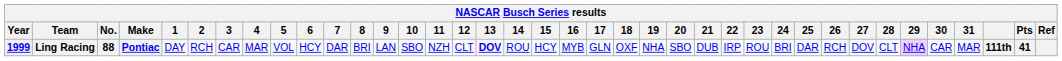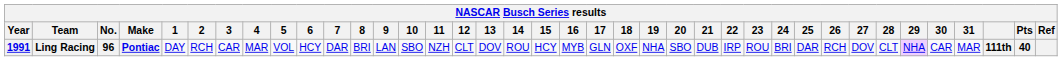(19, 47) 1999 -> (19, 47) 1991
(108, 47) 88 -> (108, 47) 96
(490, 47) bold -> (490, 47) normal
(1025, 47) 41 -> (1025, 47) 40
